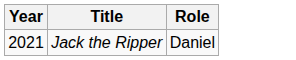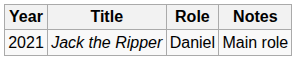+ column: (255, 17)
